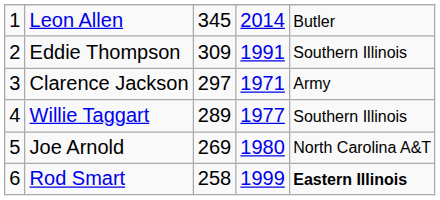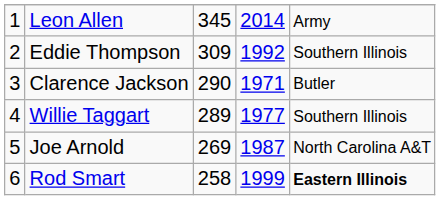(314, 20) Butler -> (312, 20) Army
(263, 52) 1991 -> (263, 52) 1992
(214, 83) 297 -> (214, 83) 290
(312, 84) Army -> (314, 84) Butler
(263, 147) 1980 -> (263, 147) 1987
